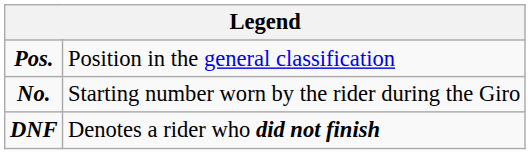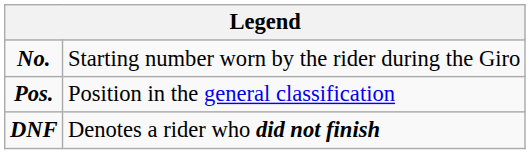rows swapped: (34, 93) <-> (34, 58)
